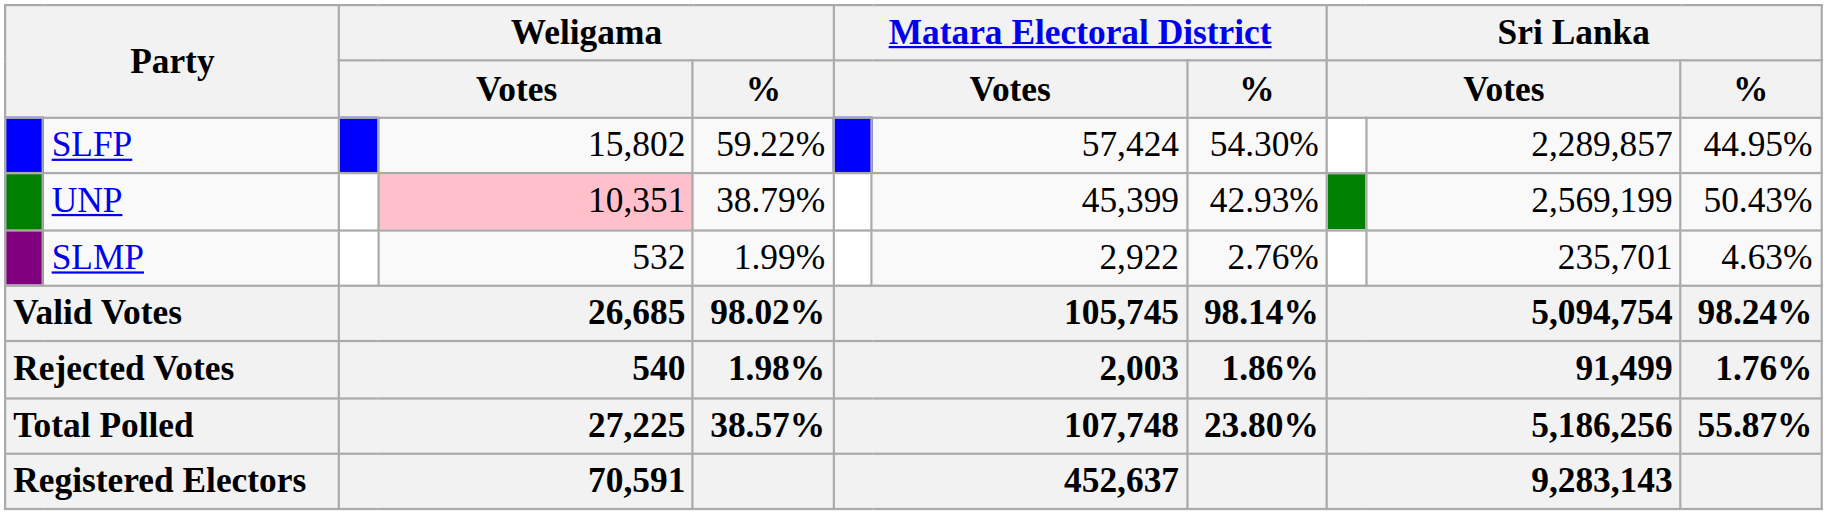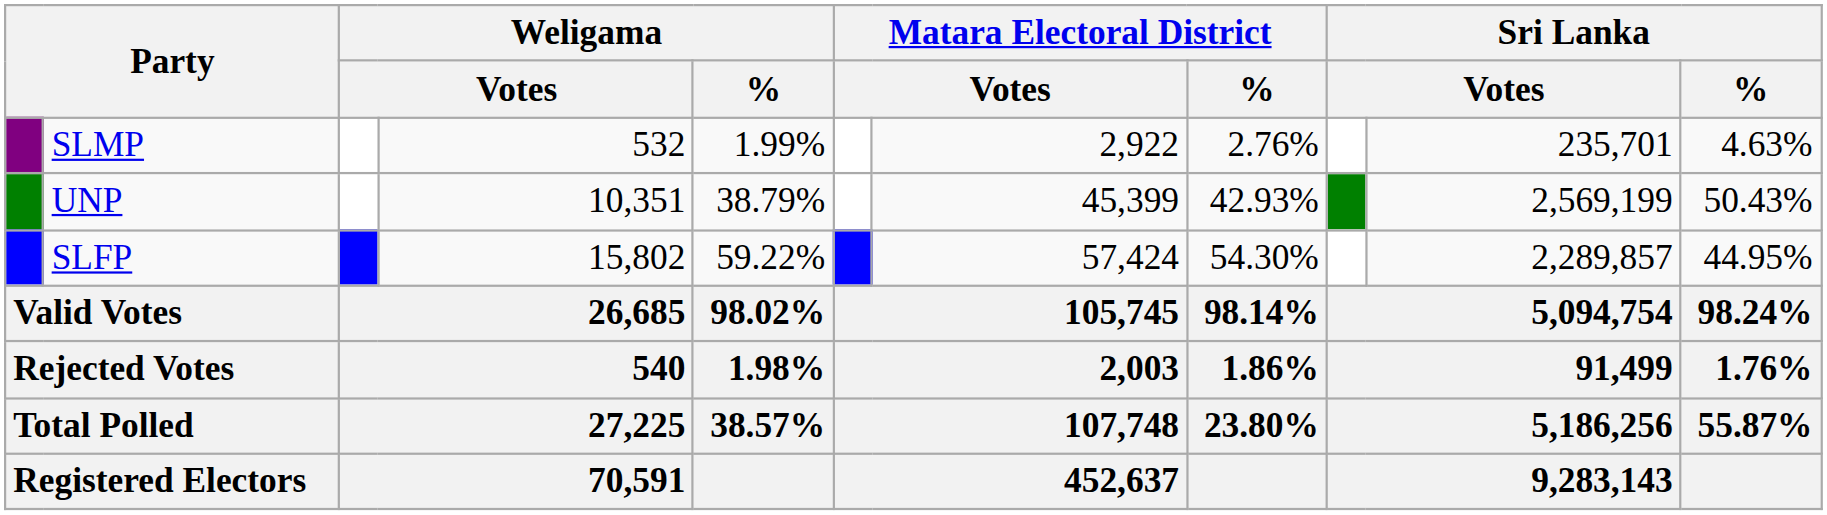rows swapped: (92, 144) <-> (98, 256)
(637, 200) pink background -> (637, 200) no background
